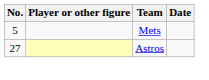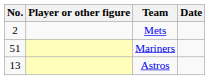(15, 30) 5 -> (15, 30) 2
+ row: (155, 48)
(15, 48) 27 -> (15, 65) 13
